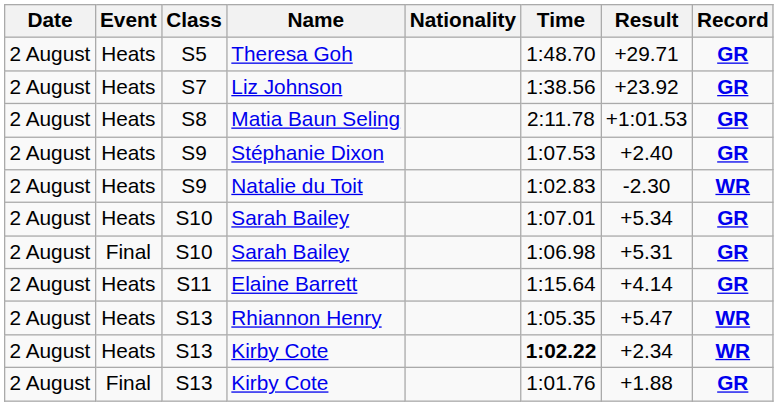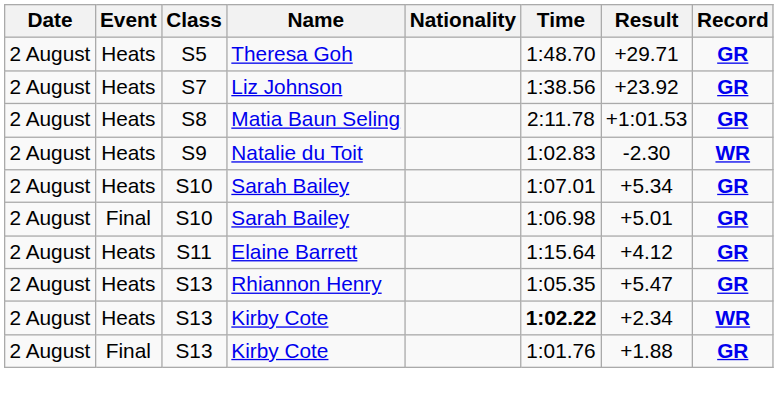- row: (128, 152)
(647, 251) +5.31 -> (647, 218) +5.01
(647, 284) +4.14 -> (647, 251) +4.12
(733, 317) WR -> (733, 284) GR
